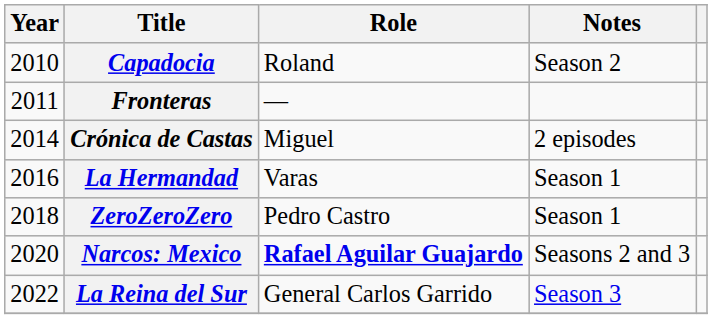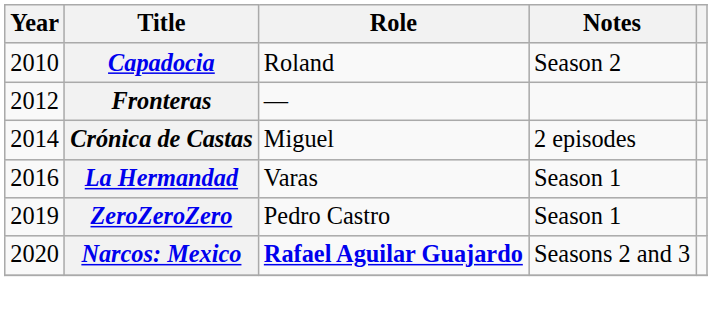(35, 100) 2011 -> (35, 100) 2012
(35, 216) 2018 -> (35, 216) 2019
- row: (161, 293)
